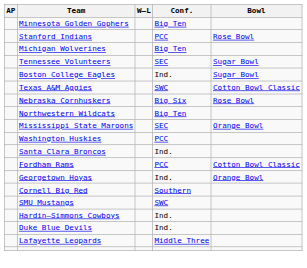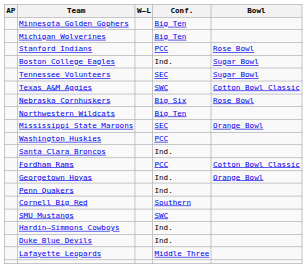rows swapped: (56, 36) <-> (62, 49)
rows swapped: (65, 62) <-> (67, 74)
+ row: (46, 189)
